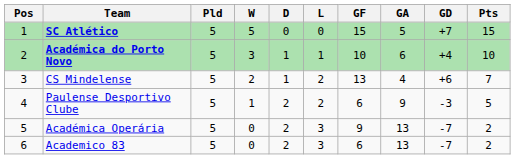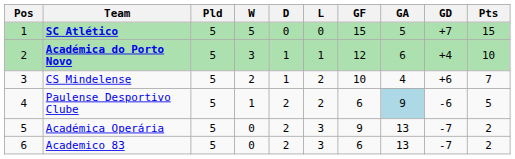(360, 55) 10 -> (360, 55) 12
(360, 79) 13 -> (360, 79) 10
(402, 103) no background -> (402, 103) lightblue background
(445, 103) -3 -> (445, 103) -6
